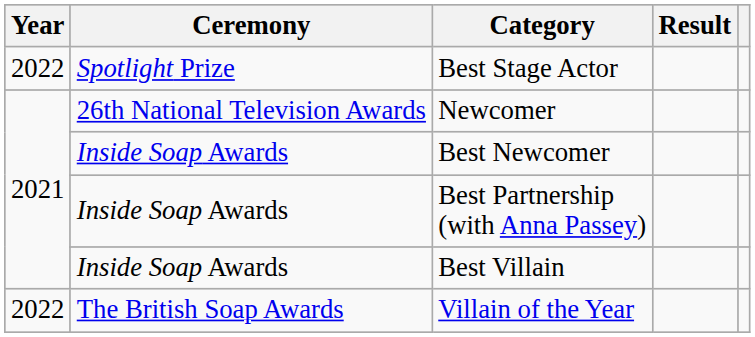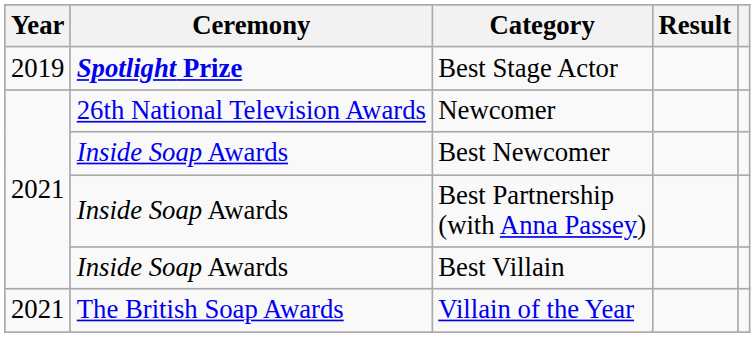(38, 68) 2022 -> (38, 68) 2019
(156, 68) normal -> (160, 68) bold
(38, 310) 2022 -> (38, 310) 2021
